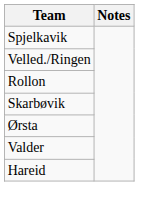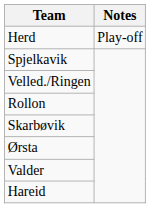+ row: (22, 37)
